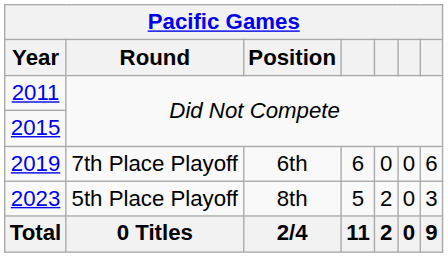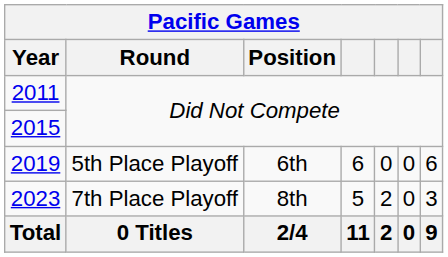(155, 163) 7th Place Playoff -> (155, 163) 5th Place Playoff
(155, 198) 5th Place Playoff -> (155, 198) 7th Place Playoff
